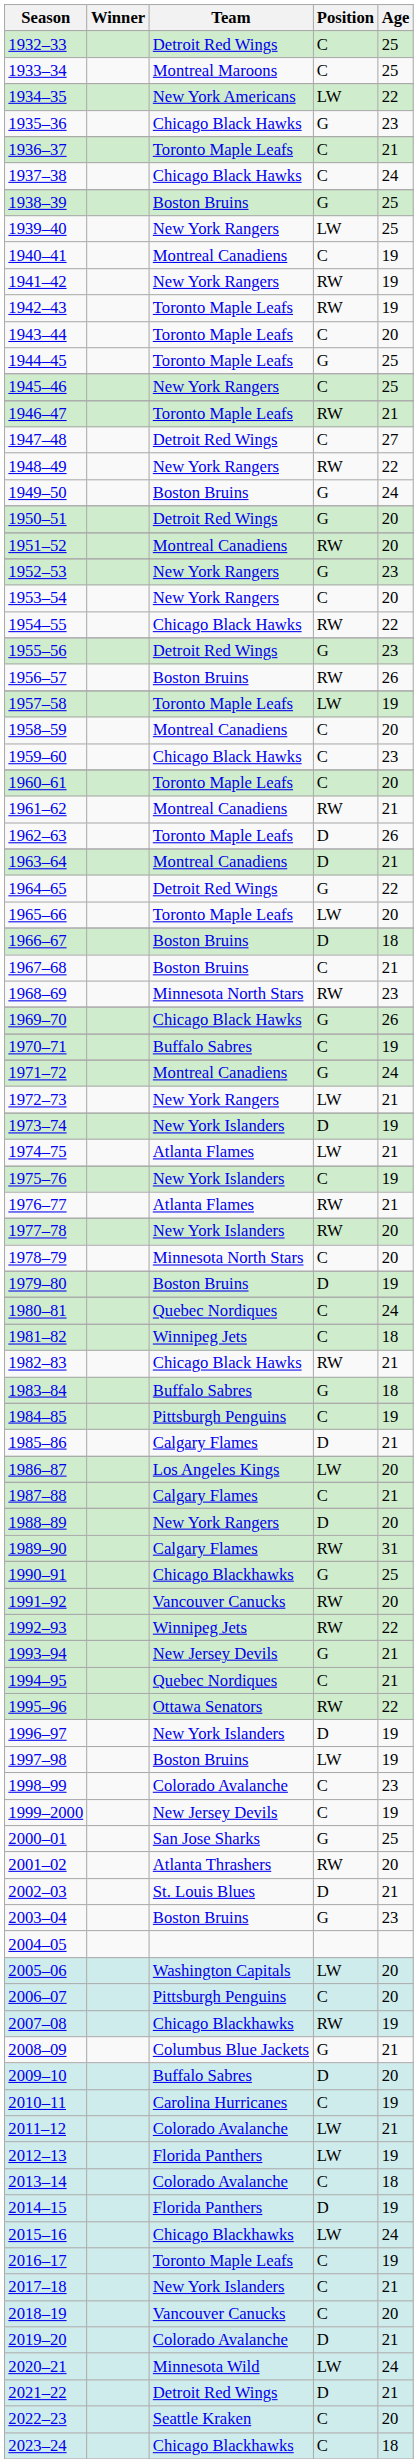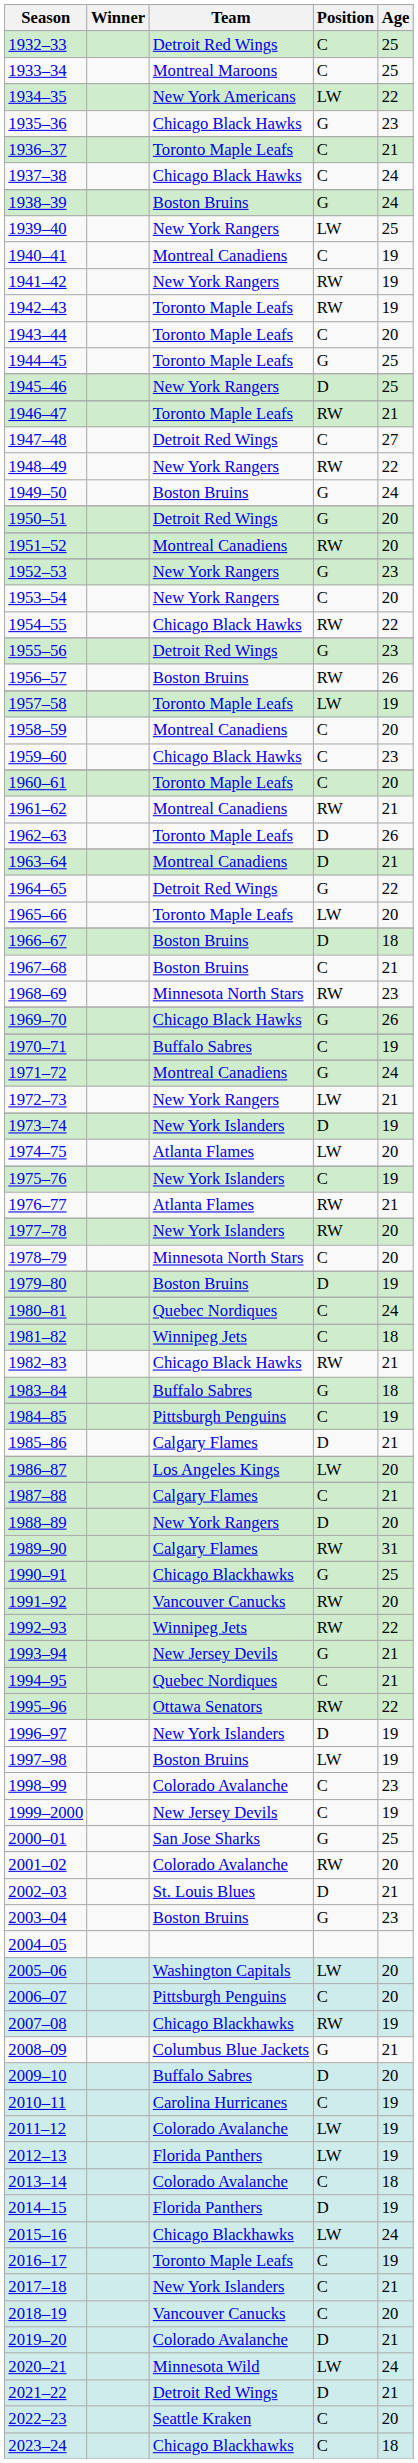(390, 202) 25 -> (390, 202) 24
(322, 387) C -> (323, 387) D
(390, 1152) 21 -> (390, 1152) 20
(212, 1864) Atlanta Thrashers -> (220, 1864) Colorado Avalanche
(390, 2128) 21 -> (390, 2128) 19
